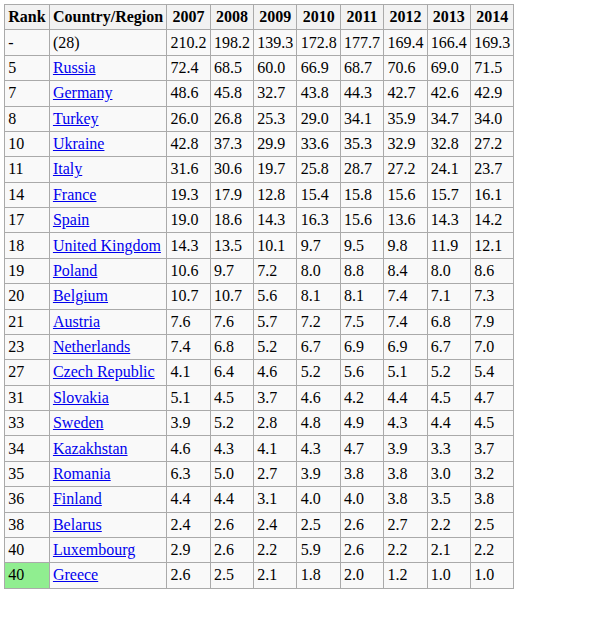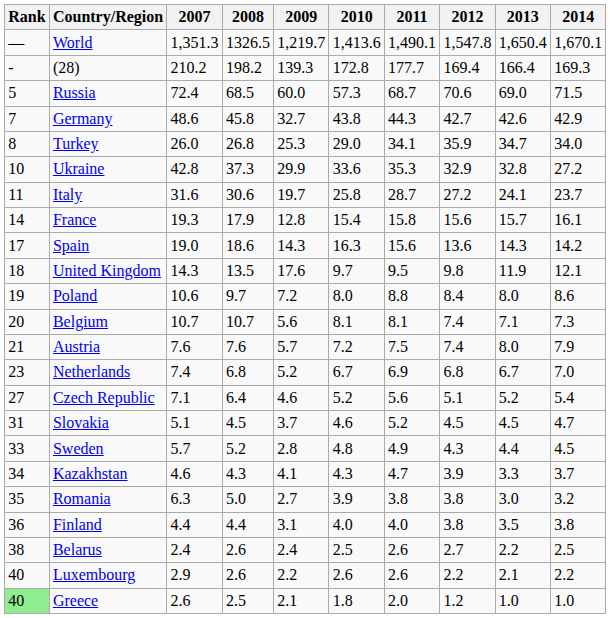+ row: (73, 42)
(315, 67) 66.9 -> (347, 93) 57.3
(271, 245) 10.1 -> (291, 270) 17.6
(441, 321) 6.8 -> (509, 347) 8.0
(397, 347) 6.9 -> (453, 372) 6.8
(181, 372) 4.1 -> (181, 397) 7.1
(354, 397) 4.2 -> (398, 423) 5.2
(397, 397) 4.4 -> (453, 423) 4.5
(181, 423) 3.9 -> (181, 448) 5.7
(311, 550) 5.9 -> (343, 575) 2.6
